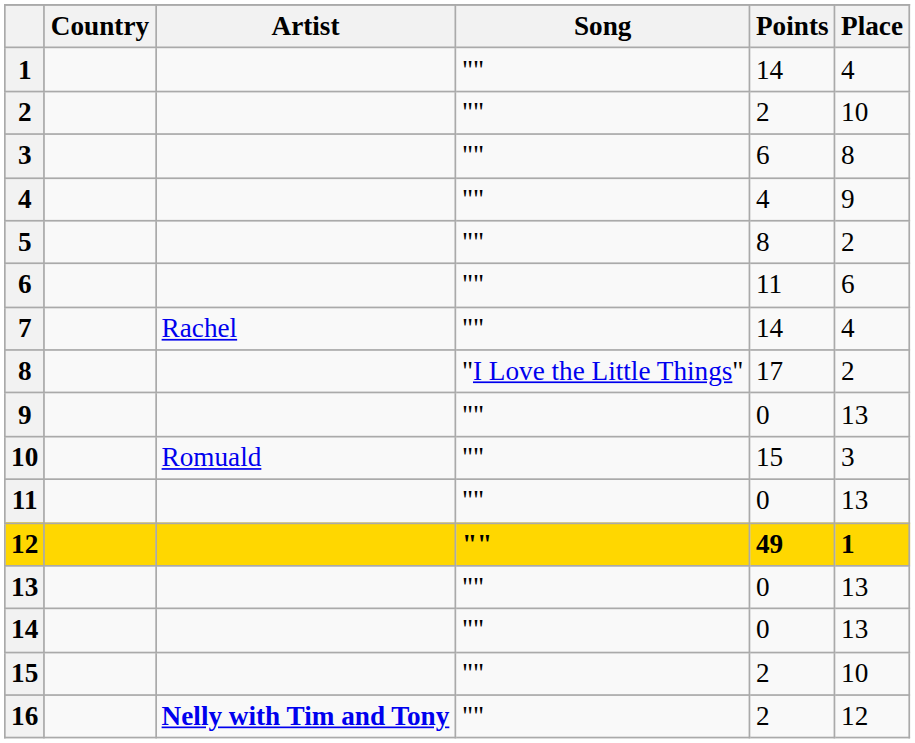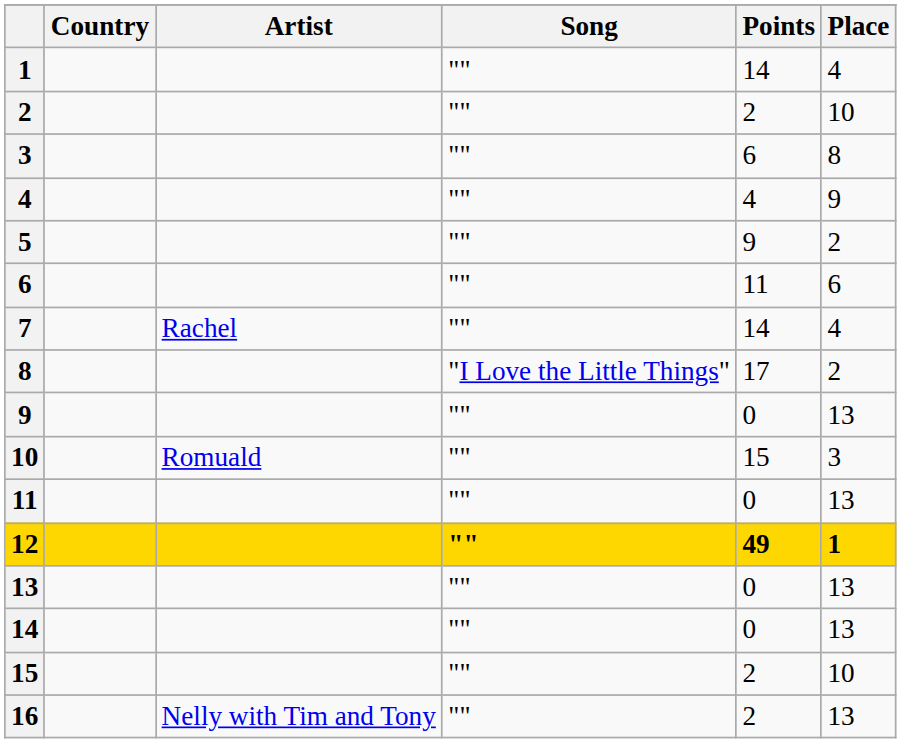(763, 241) 8 -> (749, 241) 9
(305, 716) bold -> (299, 716) normal
(855, 716) 12 -> (841, 716) 13
